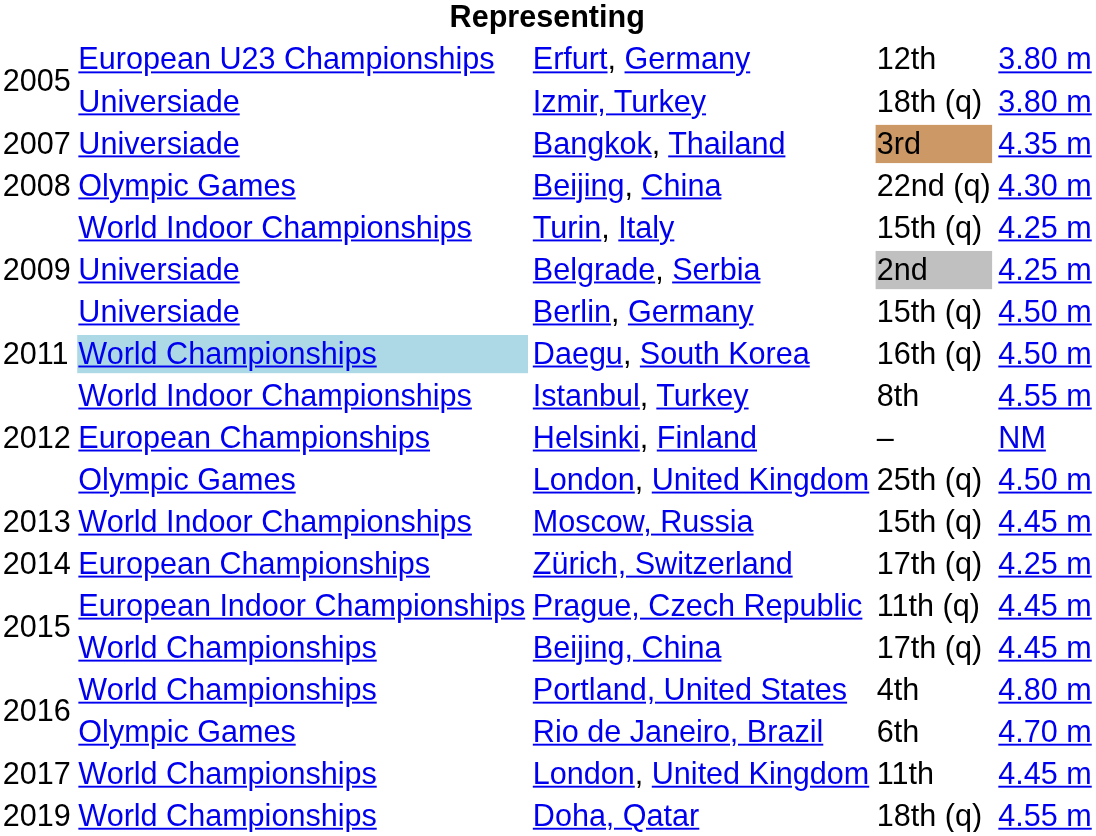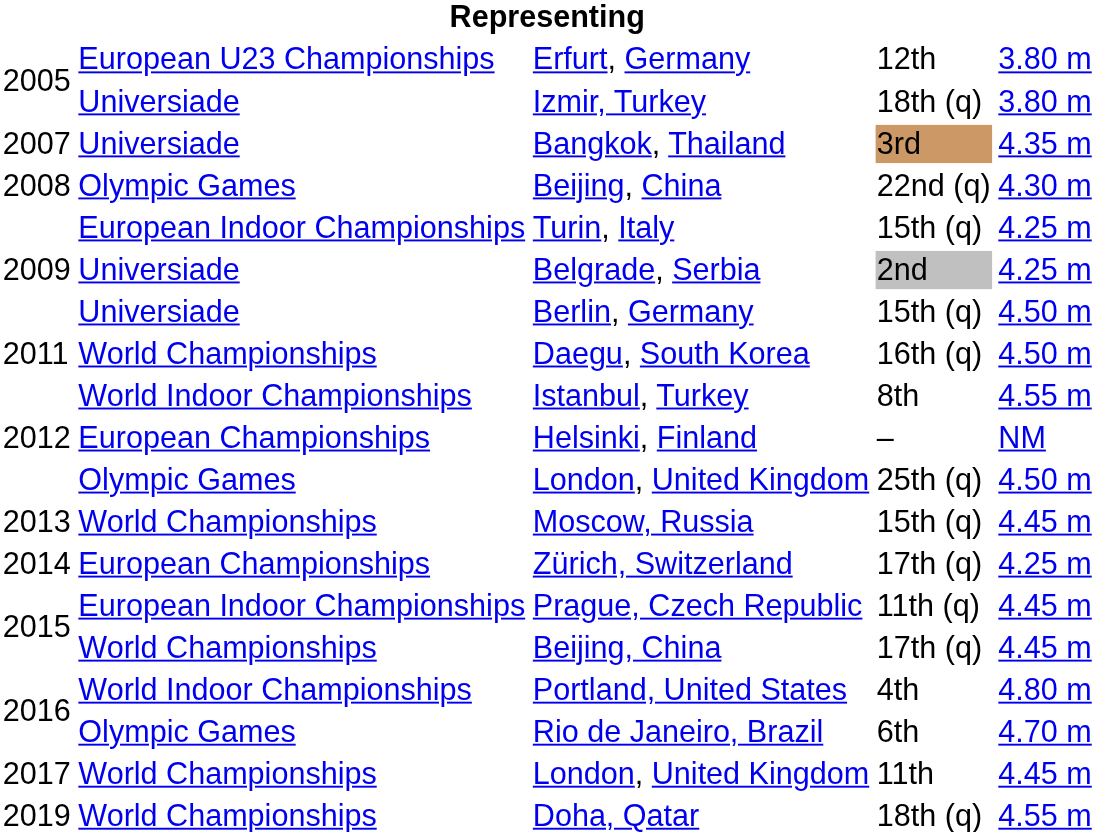(275, 227) World Indoor Championships -> (302, 227) European Indoor Championships
(228, 353) lightblue background -> (228, 353) no background
(275, 521) World Indoor Championships -> (228, 521) World Championships
(228, 689) World Championships -> (275, 689) World Indoor Championships
